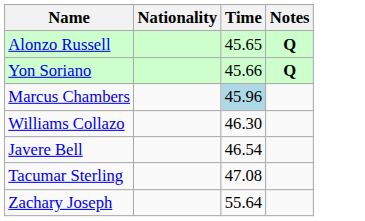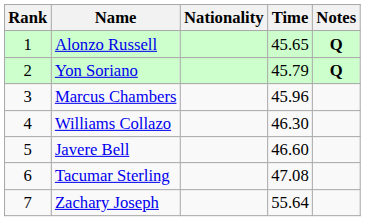+ column: (28, 17)
(243, 70) 45.66 -> (290, 70) 45.79
(243, 96) lightblue background -> (290, 96) no background
(243, 149) 46.54 -> (290, 149) 46.60
